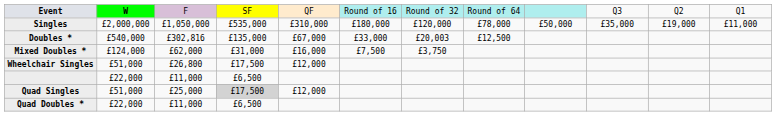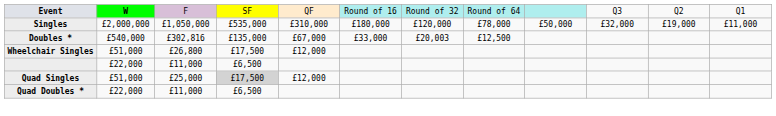(617, 24) £35,000 -> (617, 24) £32,000
- row: (50, 51)
